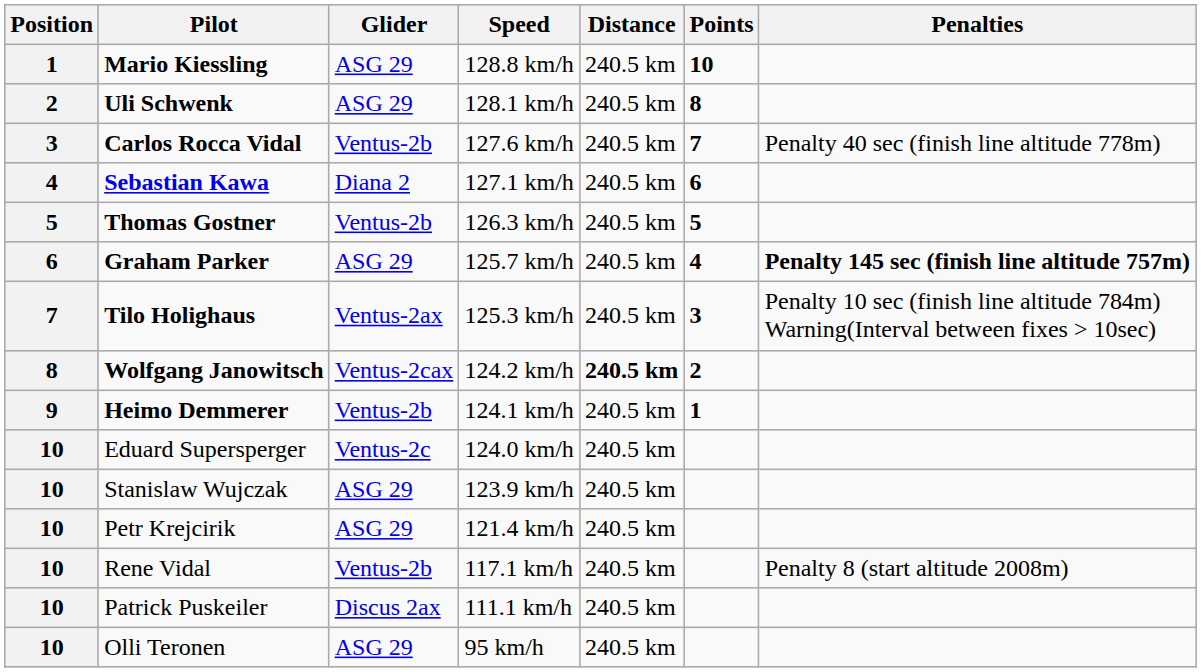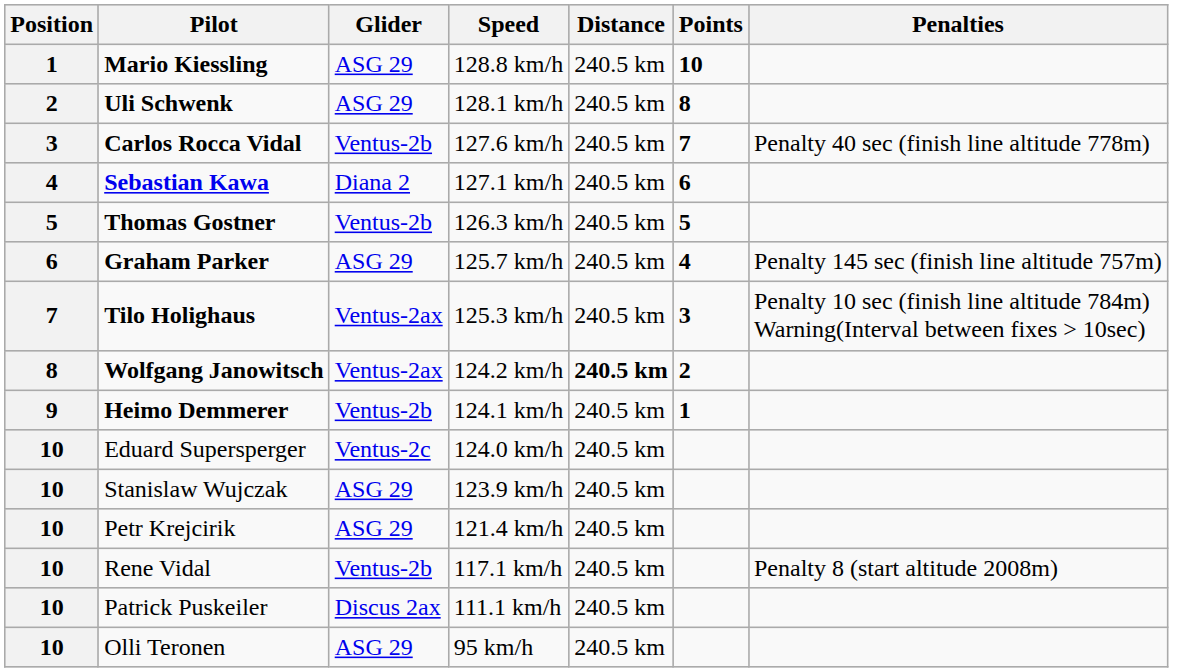(977, 262) bold -> (958, 262) normal
(394, 369) Ventus-2cax -> (389, 369) Ventus-2ax
